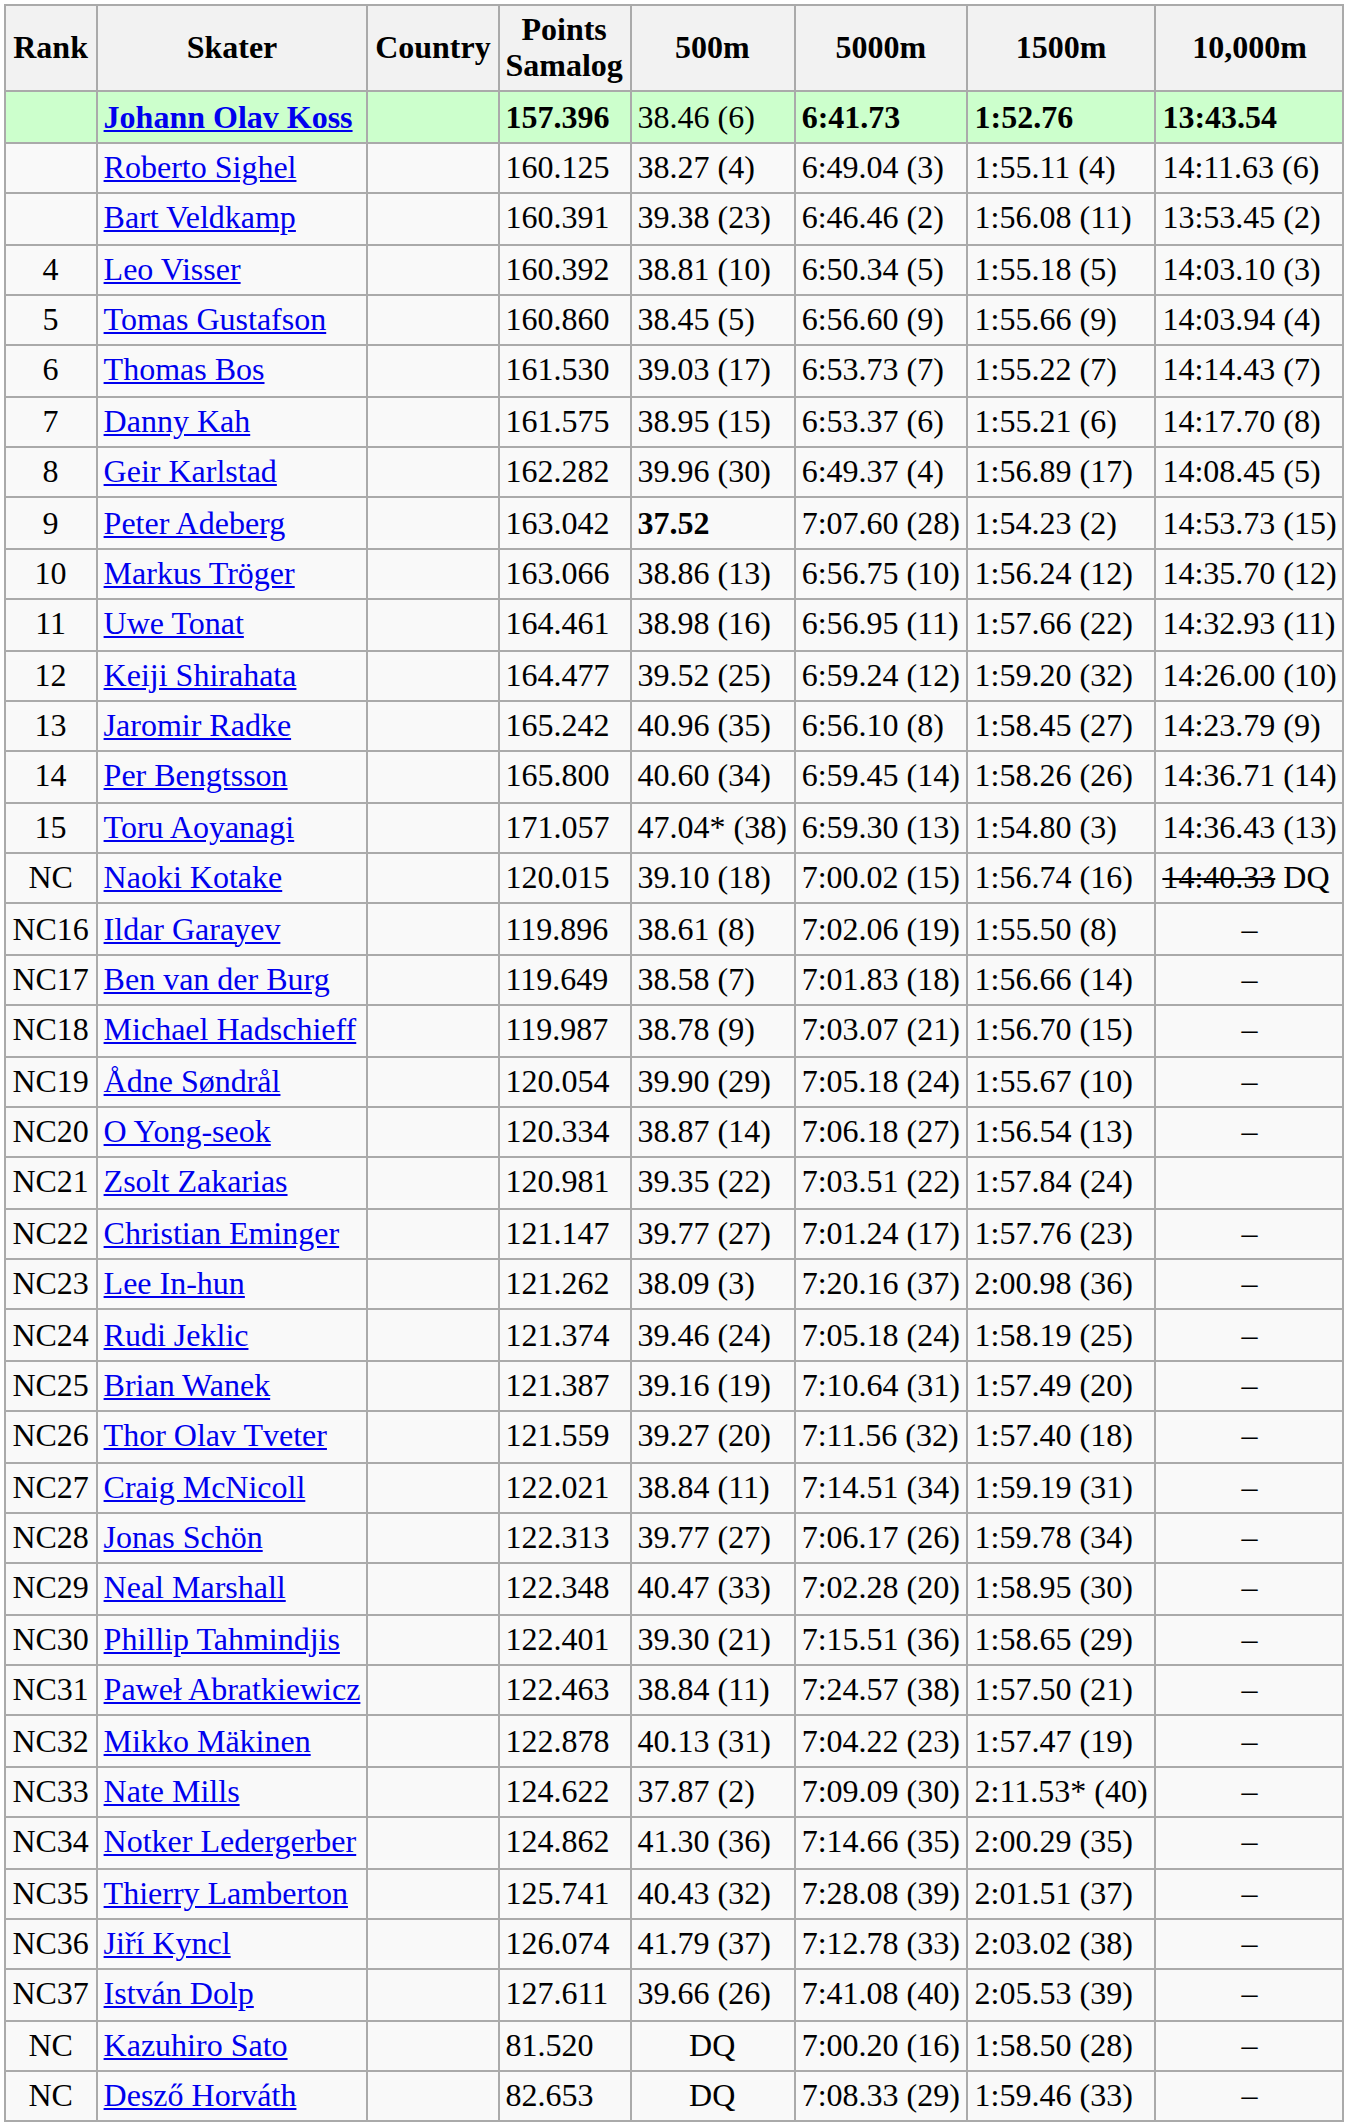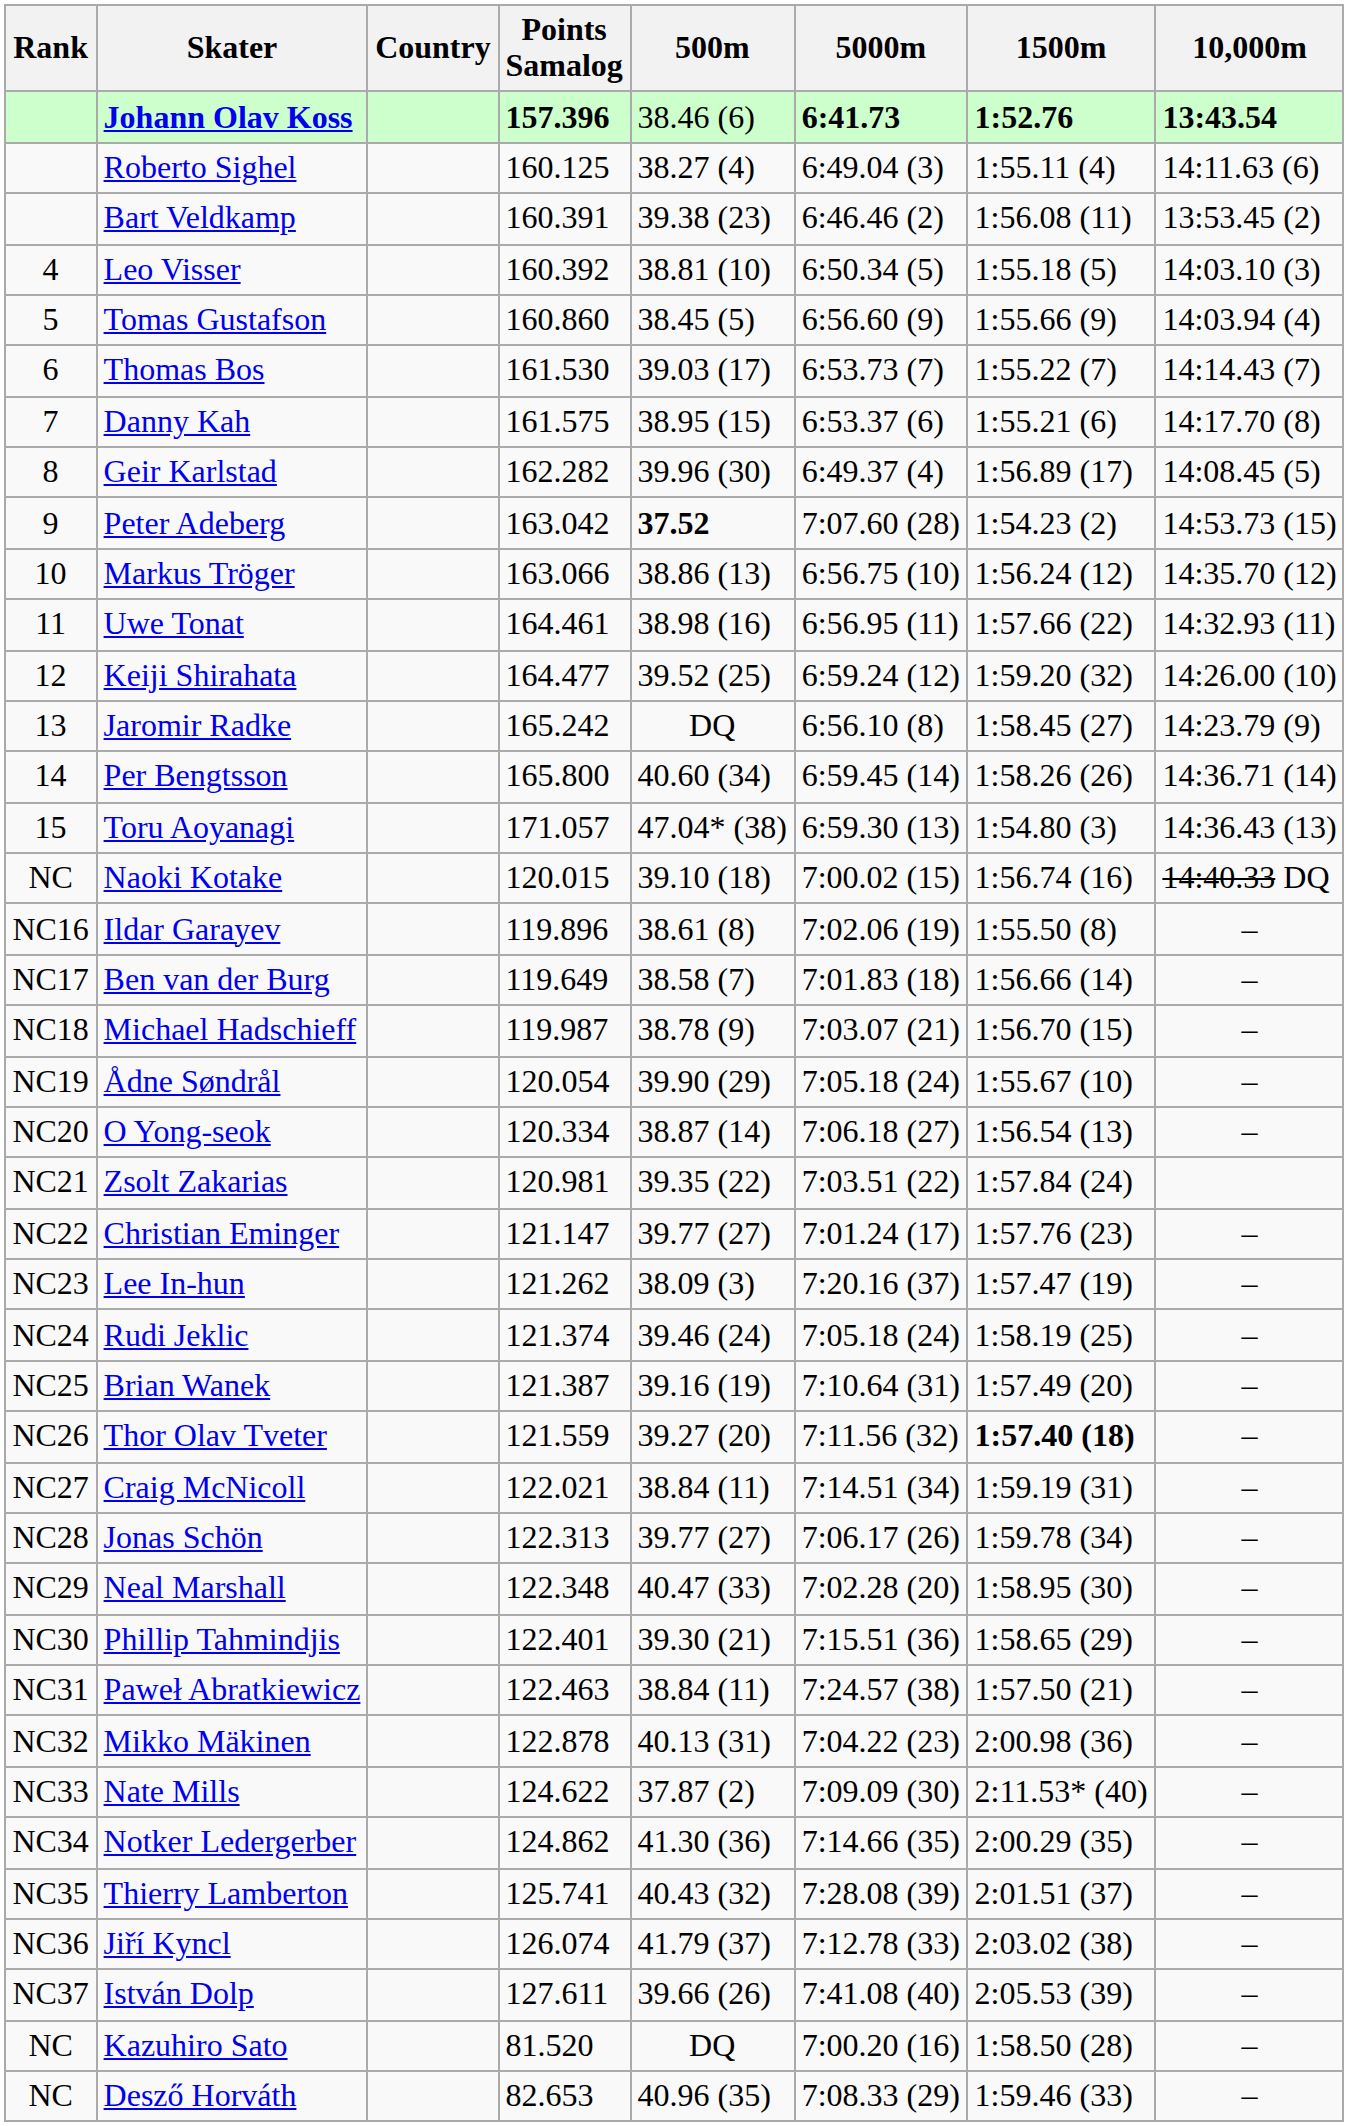(704, 725) 40.96 (35) -> (712, 725) DQ
(1054, 1283) 2:00.98 (36) -> (1054, 1283) 1:57.47 (19)
(1054, 1436) normal -> (1055, 1436) bold
(1054, 1740) 1:57.47 (19) -> (1054, 1740) 2:00.98 (36)
(712, 2095) DQ -> (704, 2095) 40.96 (35)
